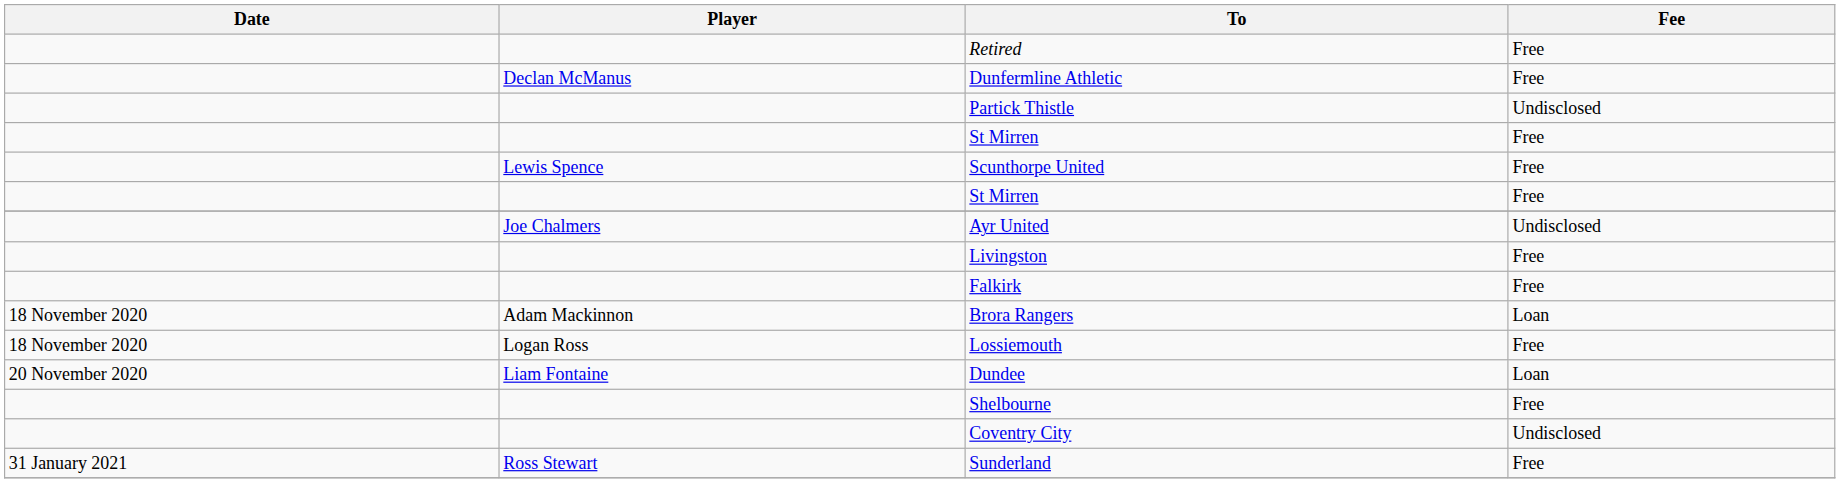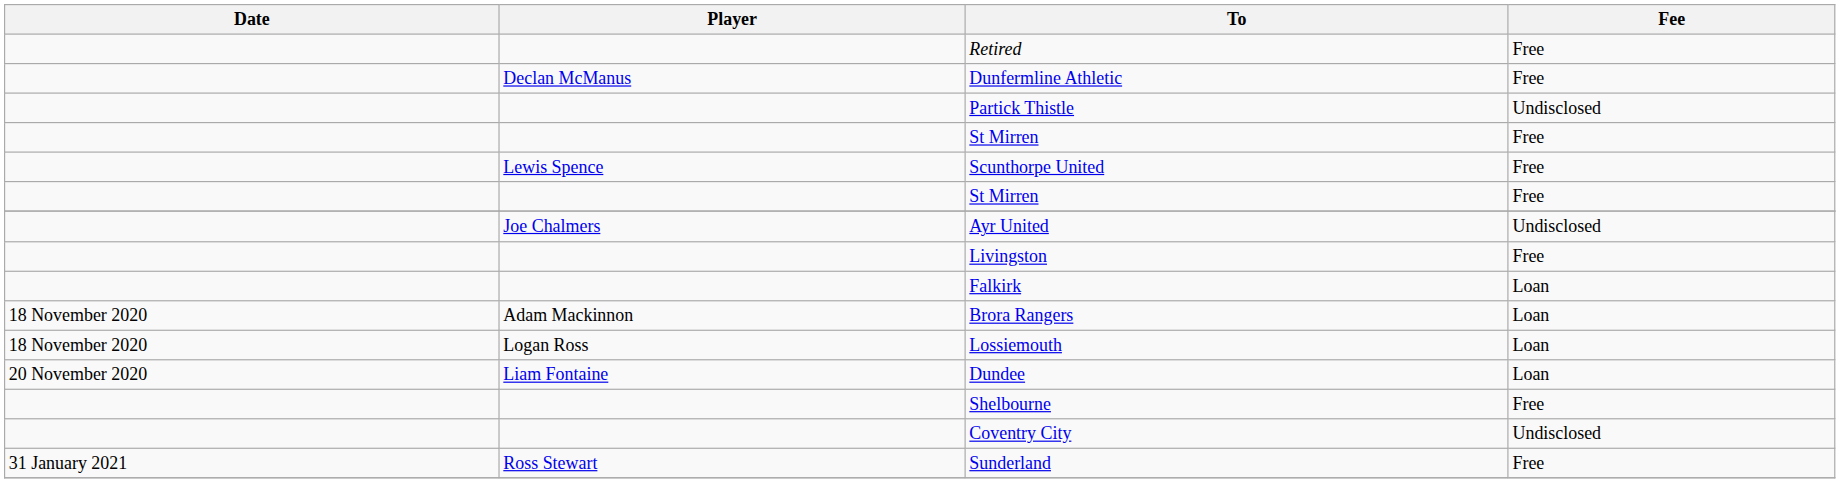(1528, 285) Free -> (1531, 285) Loan
(1528, 344) Free -> (1531, 344) Loan
